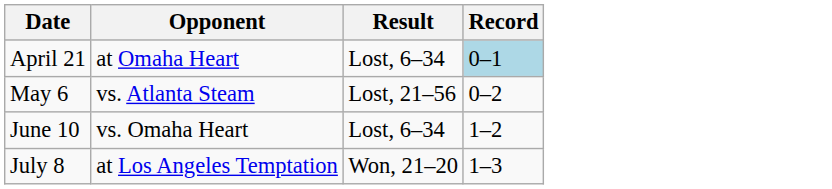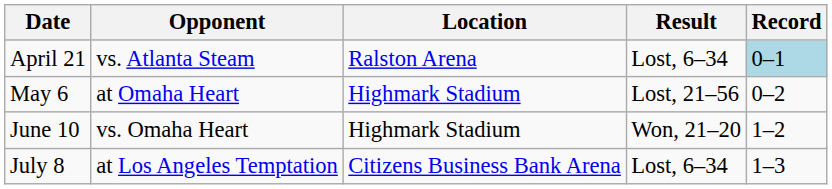+ column: (485, 22)
(168, 58) at Omaha Heart -> (175, 58) vs. Atlanta Steam
(175, 93) vs. Atlanta Steam -> (168, 93) at Omaha Heart
(397, 129) Lost, 6–34 -> (686, 129) Won, 21–20
(403, 165) Won, 21–20 -> (680, 165) Lost, 6–34
